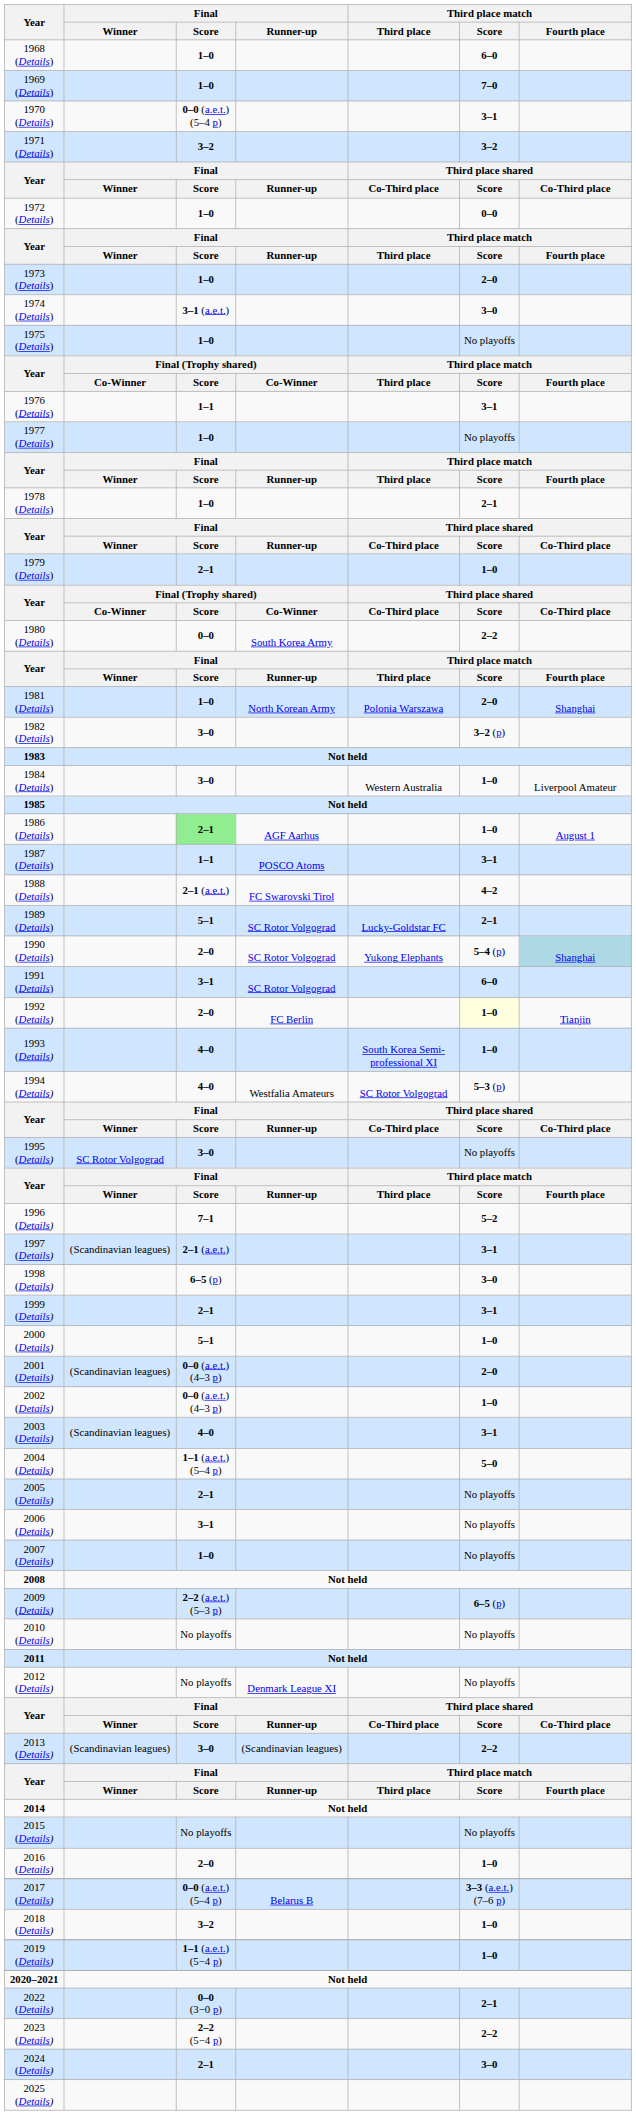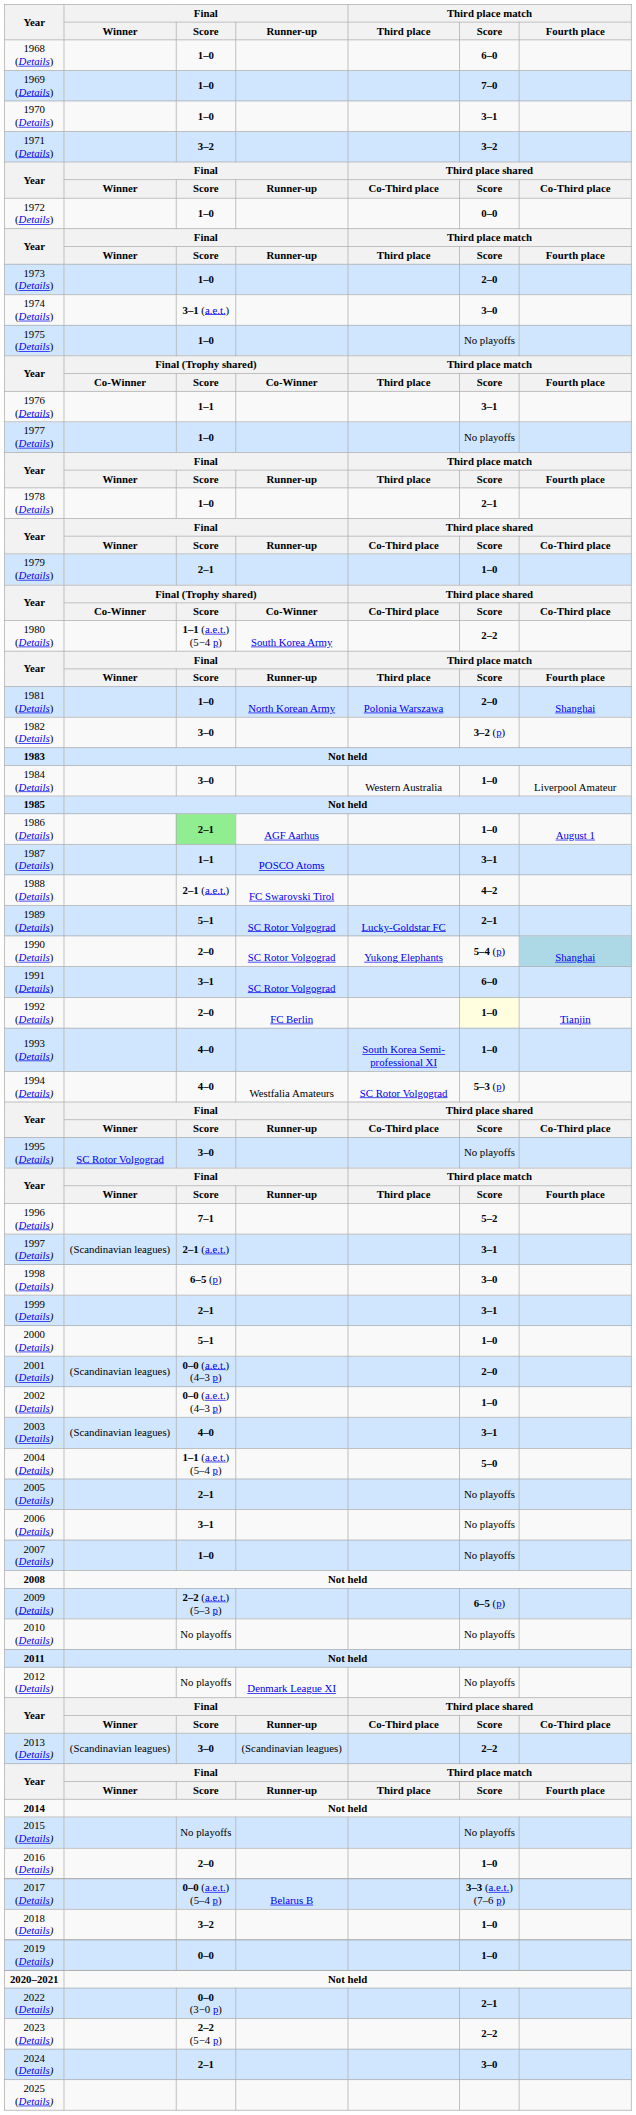(206, 116) 0–0 (a.e.t.) (5–4 p) -> (206, 116) 1–0
(206, 635) 0–0 -> (206, 635) 1–1 (a.e.t.) (5−4 p)
(206, 1955) 1–1 (a.e.t.) (5−4 p) -> (206, 1955) 0–0
